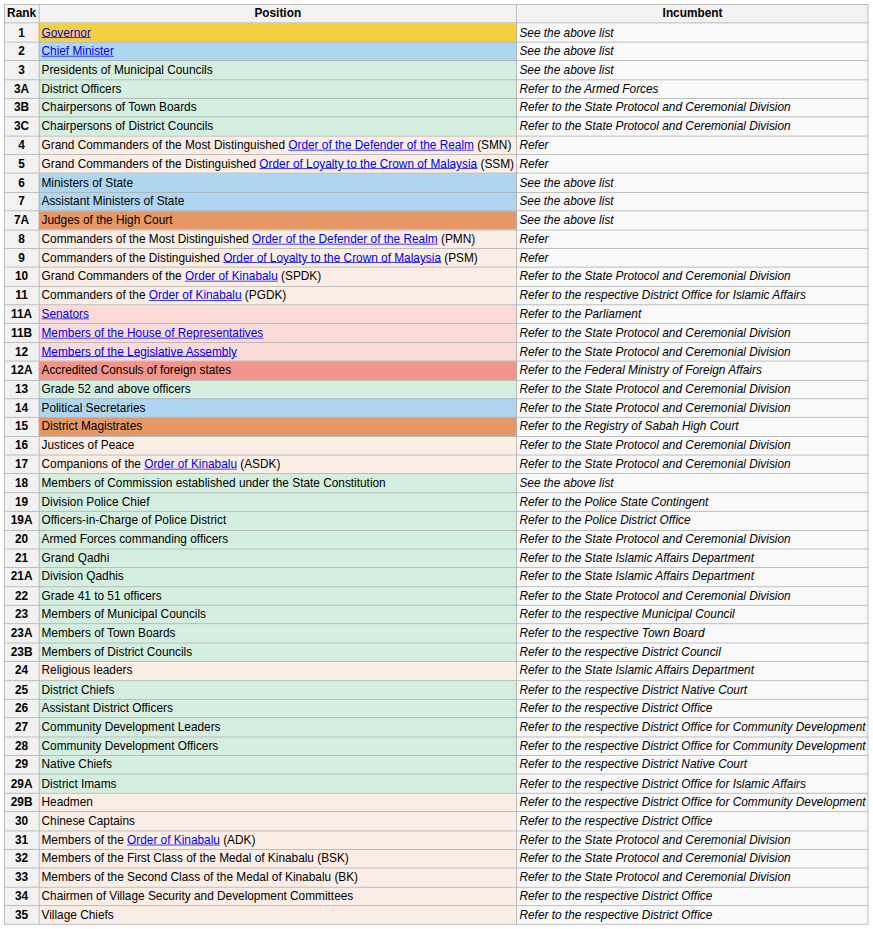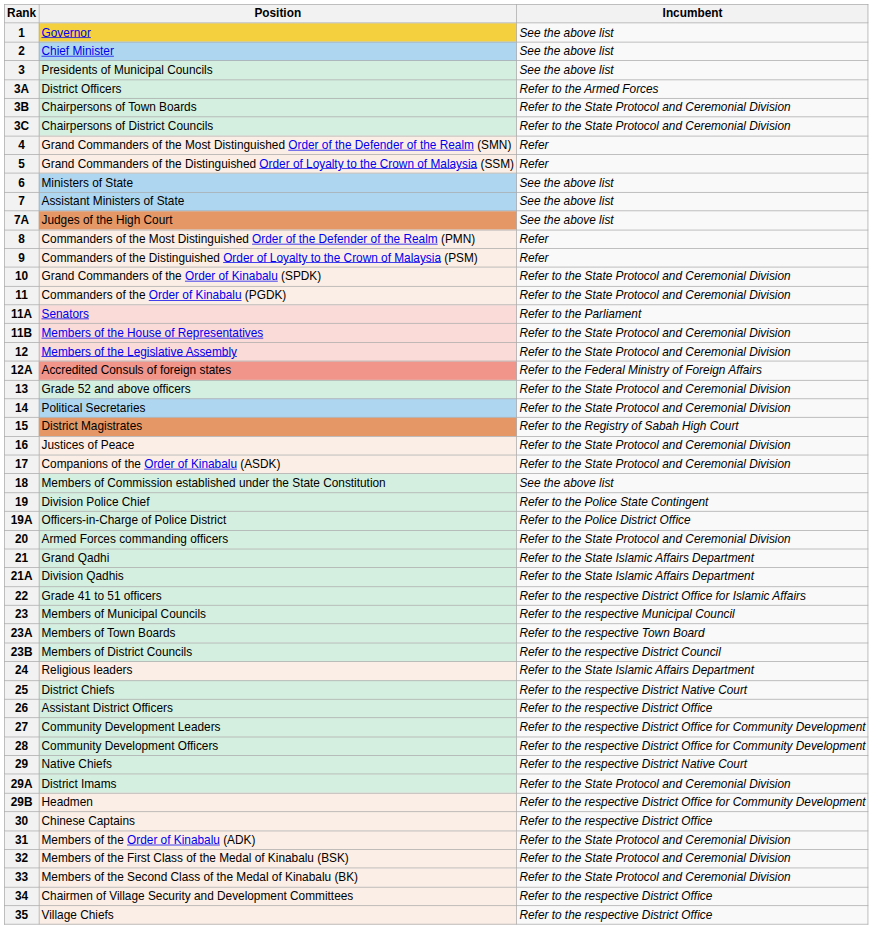(663, 295) Refer to the respective District Office for Islamic Affairs -> (655, 295) Refer to the State Protocol and Ceremonial Division
(655, 595) Refer to the State Protocol and Ceremonial Division -> (663, 595) Refer to the respective District Office for Islamic Affairs
(663, 783) Refer to the respective District Office for Islamic Affairs -> (655, 783) Refer to the State Protocol and Ceremonial Division
